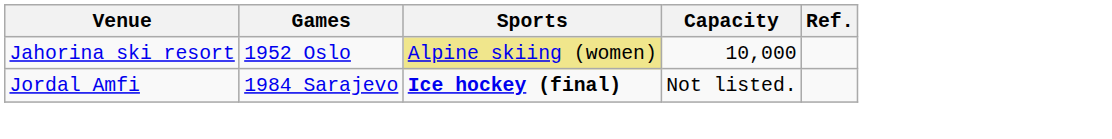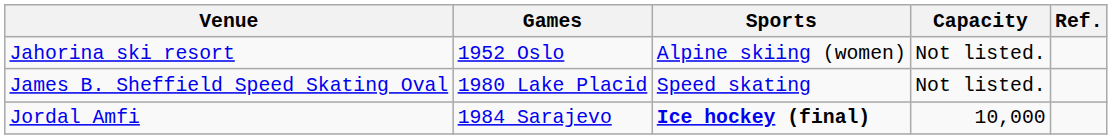(532, 53) khaki background -> (781, 53) no background
(761, 53) 10,000 -> (980, 53) Not listed.
+ row: (229, 85)
(731, 85) Not listed. -> (1010, 117) 10,000
